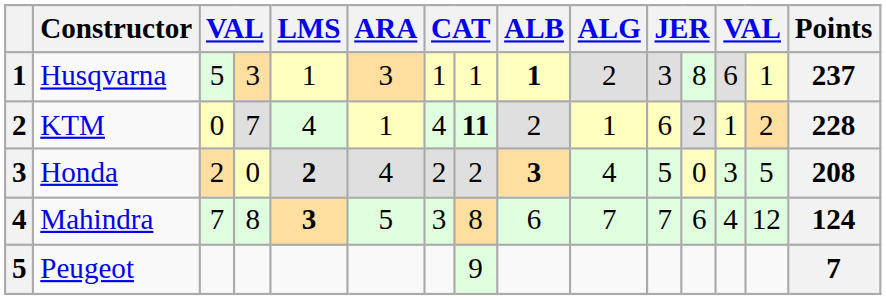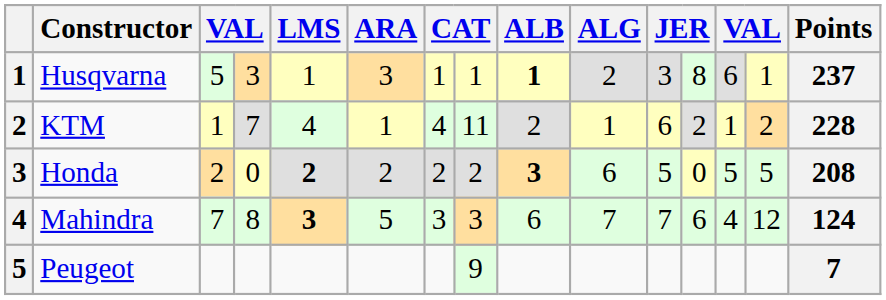(217, 124) 0 -> (217, 124) 1
(476, 124) bold -> (475, 124) normal
(386, 172) 4 -> (386, 172) 2
(609, 172) 4 -> (609, 172) 6
(731, 172) 3 -> (731, 172) 5
(476, 220) 8 -> (475, 220) 3
